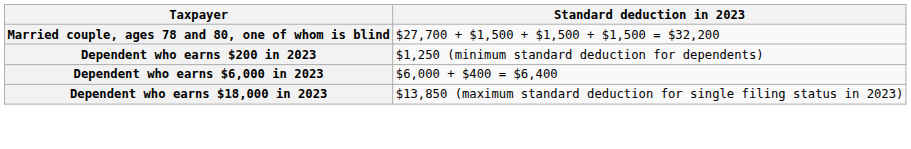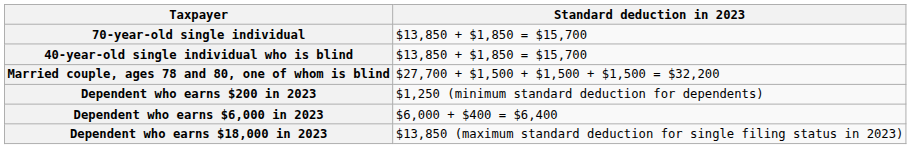+ row: (199, 34)
+ row: (199, 54)
